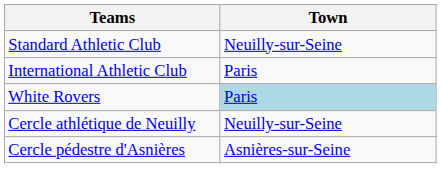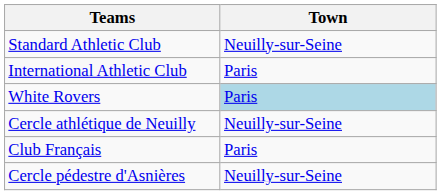+ row: (55, 149)
(287, 149) Asnières-sur-Seine -> (283, 176) Neuilly-sur-Seine
